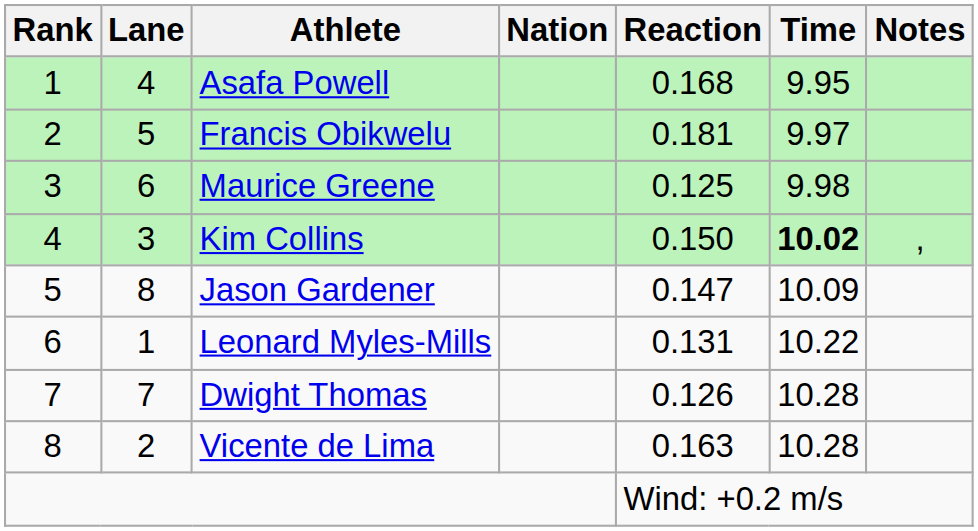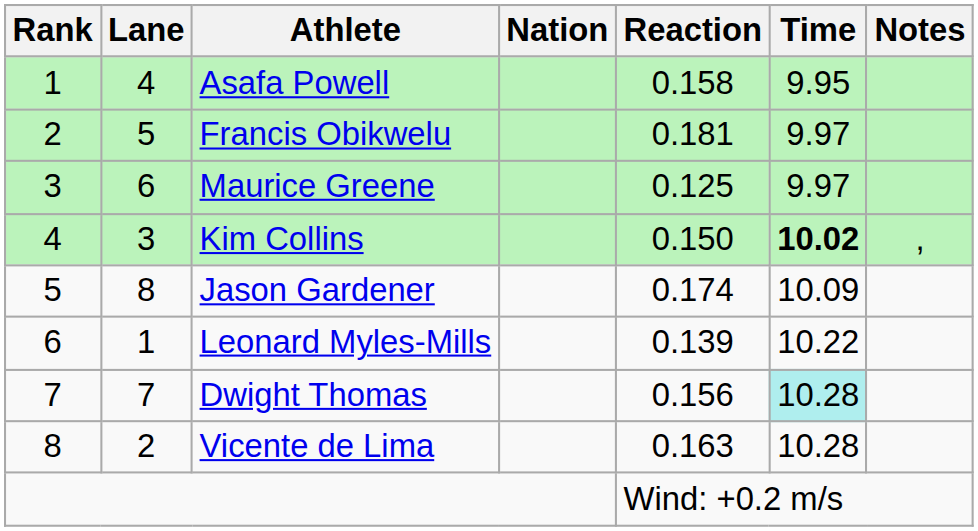(693, 82) 0.168 -> (693, 82) 0.158
(818, 186) 9.98 -> (818, 186) 9.97
(693, 290) 0.147 -> (693, 290) 0.174
(693, 342) 0.131 -> (693, 342) 0.139
(693, 394) 0.126 -> (693, 394) 0.156
(818, 394) no background -> (818, 394) paleturquoise background
